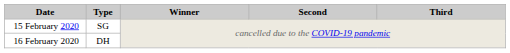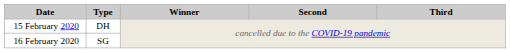(103, 26) SG -> (103, 26) DH
(103, 40) DH -> (103, 40) SG
